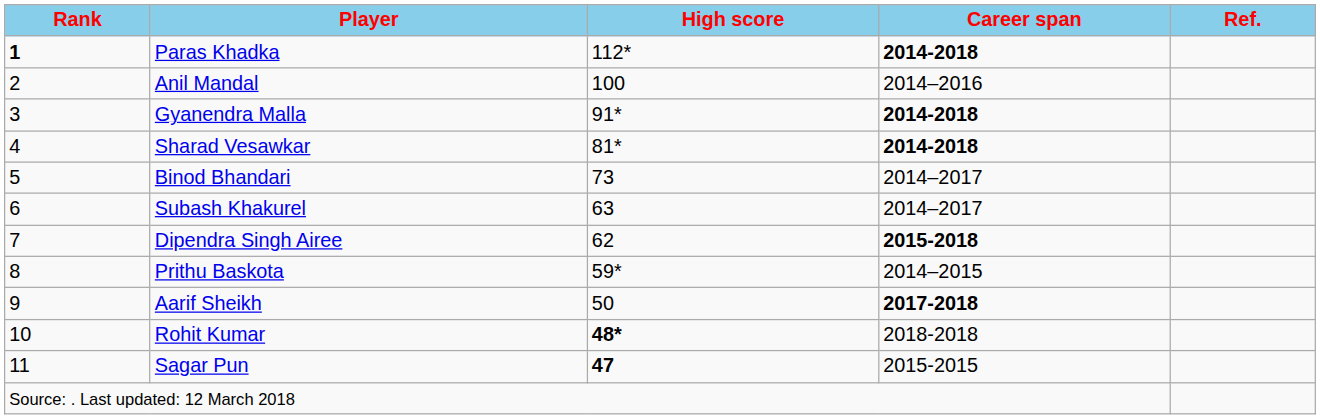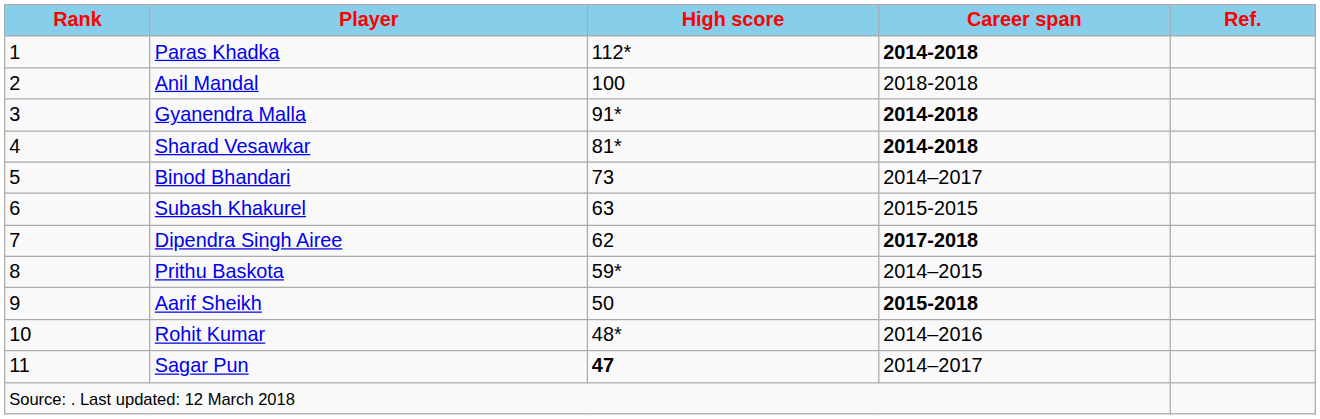(15, 51) bold -> (15, 51) normal
(933, 83) 2014–2016 -> (931, 83) 2018-2018
(933, 209) 2014–2017 -> (931, 209) 2015-2015
(931, 240) 2015-2018 -> (931, 240) 2017-2018
(931, 303) 2017-2018 -> (931, 303) 2015-2018
(607, 334) bold -> (607, 334) normal
(931, 334) 2018-2018 -> (933, 334) 2014–2016
(931, 366) 2015-2015 -> (933, 366) 2014–2017
